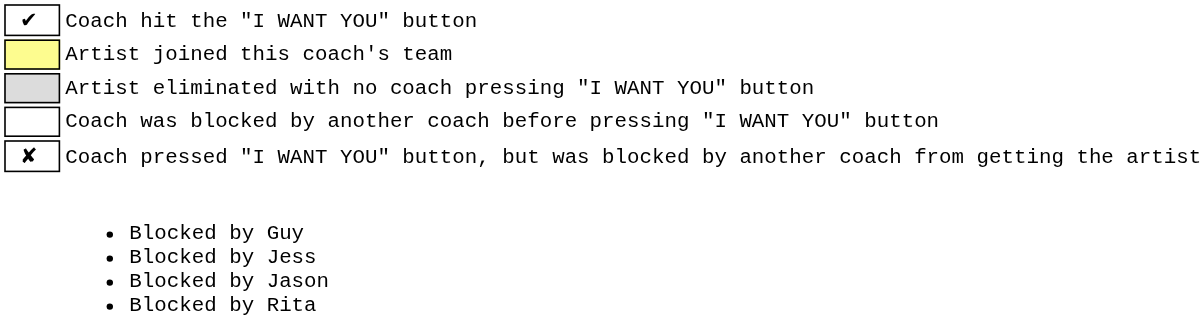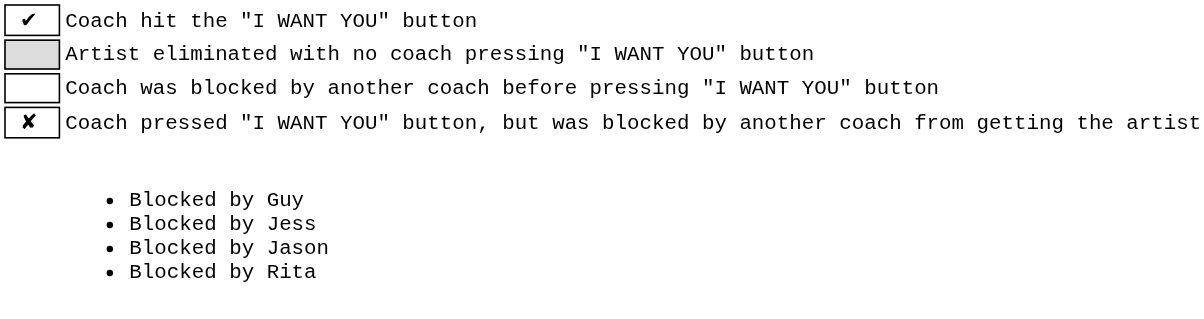- row: (259, 55)
